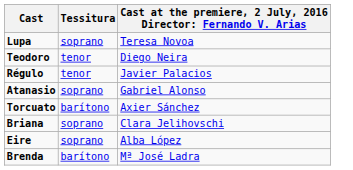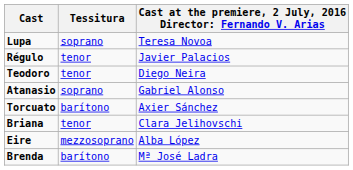rows swapped: (25, 74) <-> (28, 57)
(82, 124) soprano -> (76, 124) tenor
(82, 140) soprano -> (97, 140) mezzosoprano
